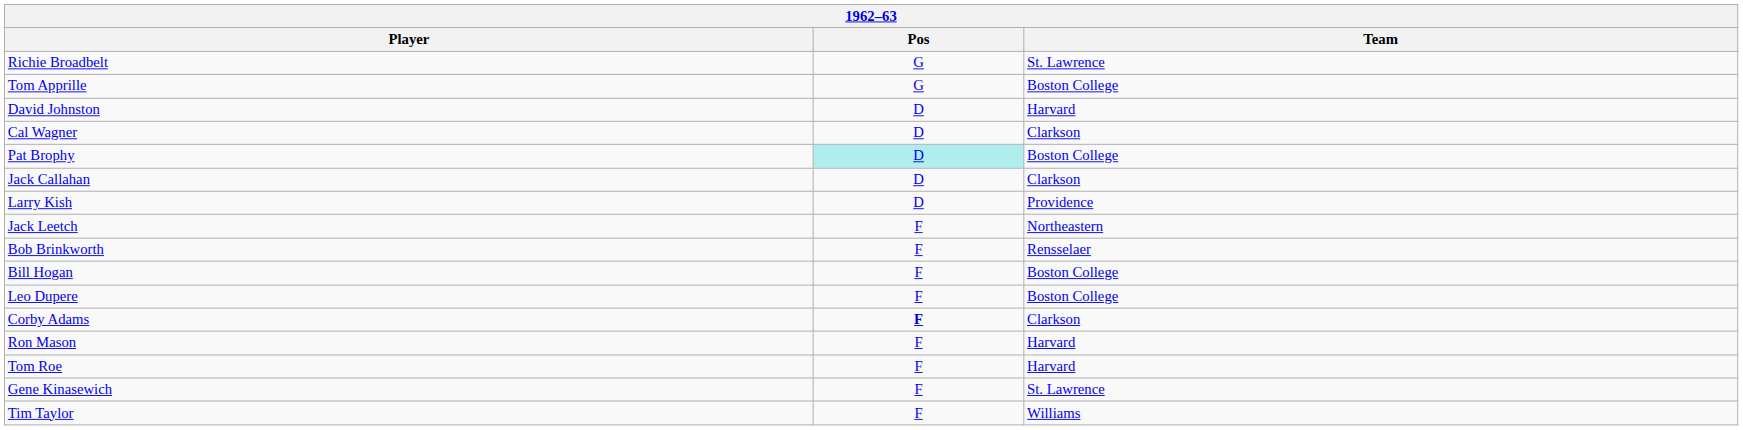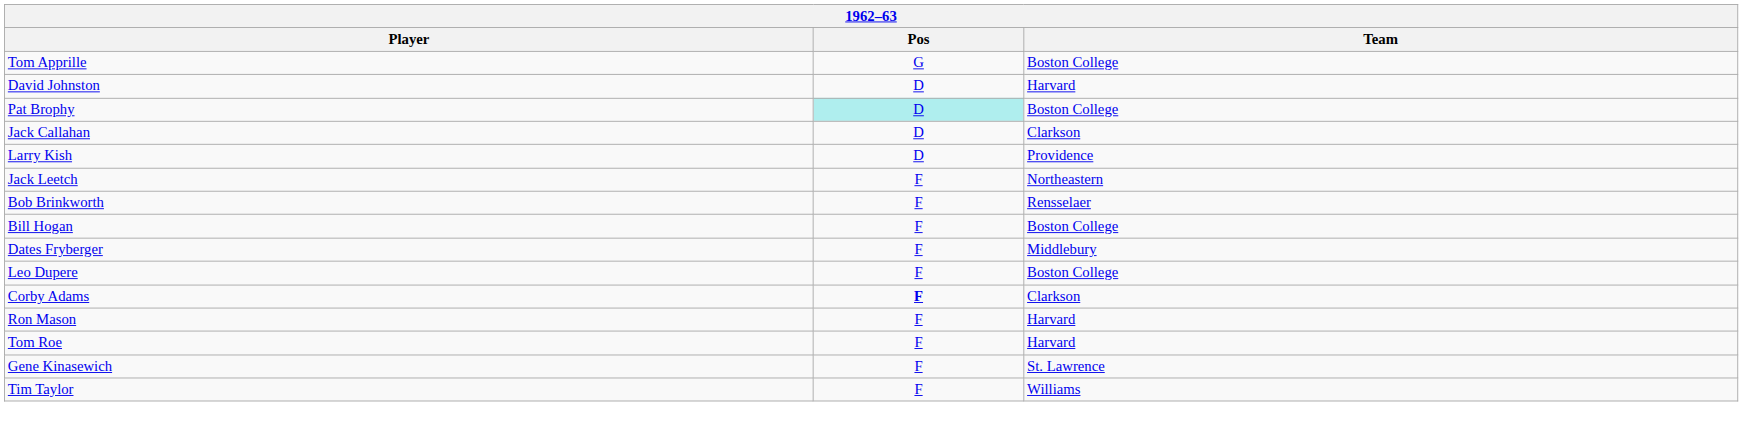- row: (58, 62)
- row: (42, 132)
+ row: (55, 249)
